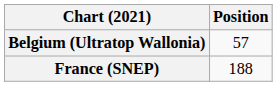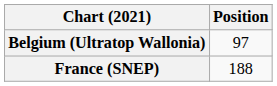(241, 42) 57 -> (241, 42) 97
